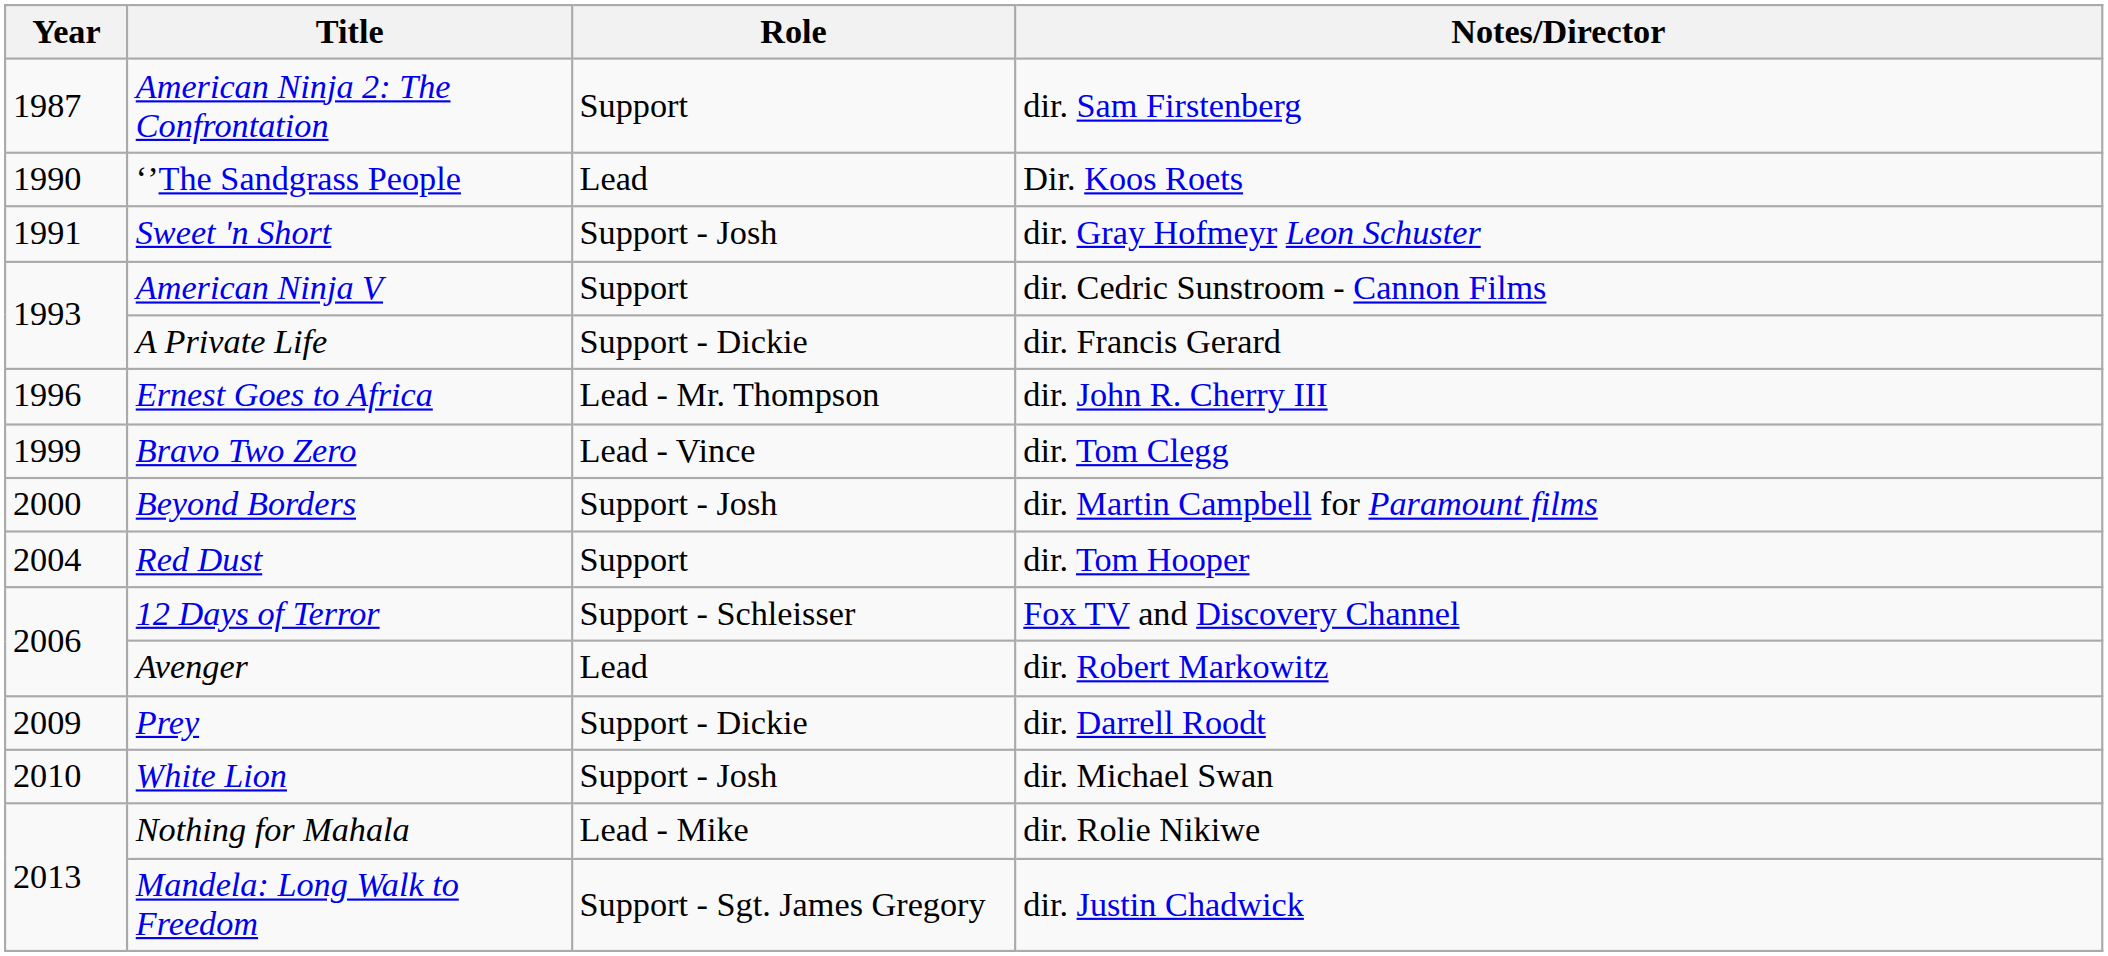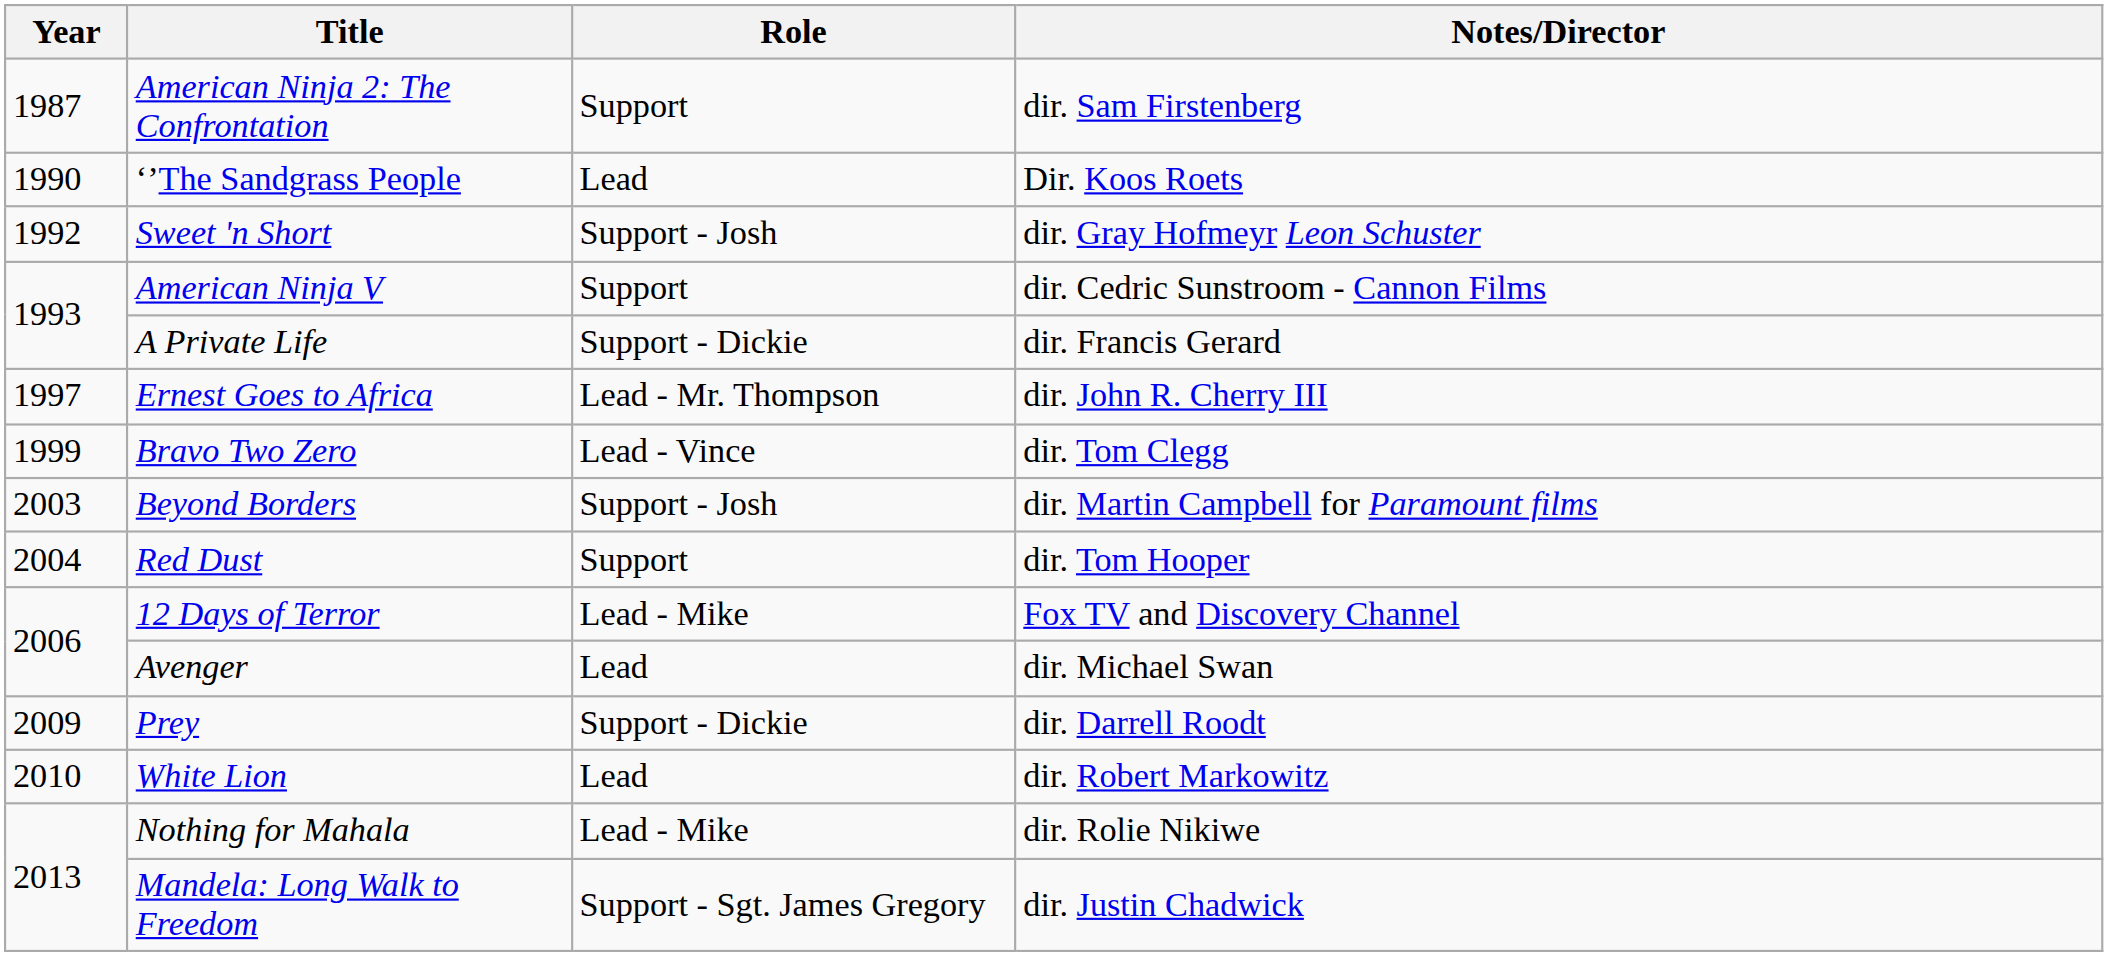(47, 233) 1991 -> (47, 233) 1992
(47, 395) 1996 -> (47, 395) 1997
(47, 504) 2000 -> (47, 504) 2003
(717, 613) Support - Schleisser -> (664, 613) Lead - Mike
(1176, 667) dir. Robert Markowitz -> (1148, 667) dir. Michael Swan
(678, 776) Support - Josh -> (614, 776) Lead
(1148, 776) dir. Michael Swan -> (1176, 776) dir. Robert Markowitz
